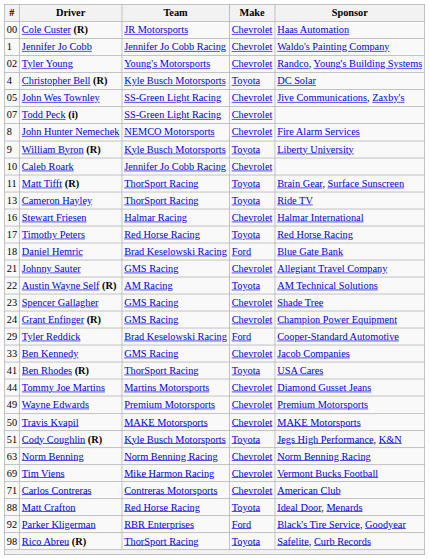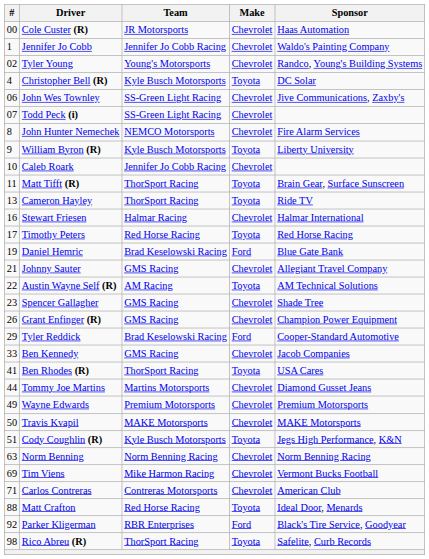(12, 98) 05 -> (12, 98) 06
(12, 251) 18 -> (12, 251) 19
(12, 319) 24 -> (12, 319) 26
